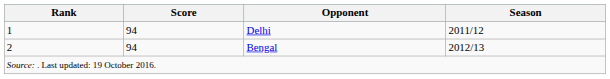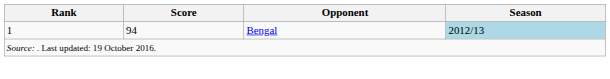- row: (259, 30)
(10, 47) 2 -> (10, 30) 1
(466, 47) no background -> (466, 30) lightblue background
